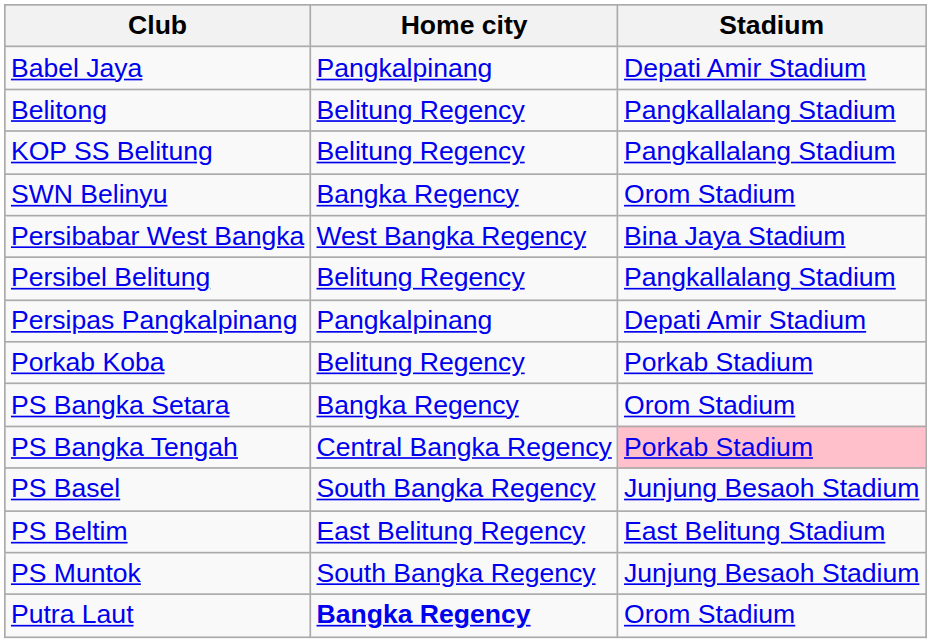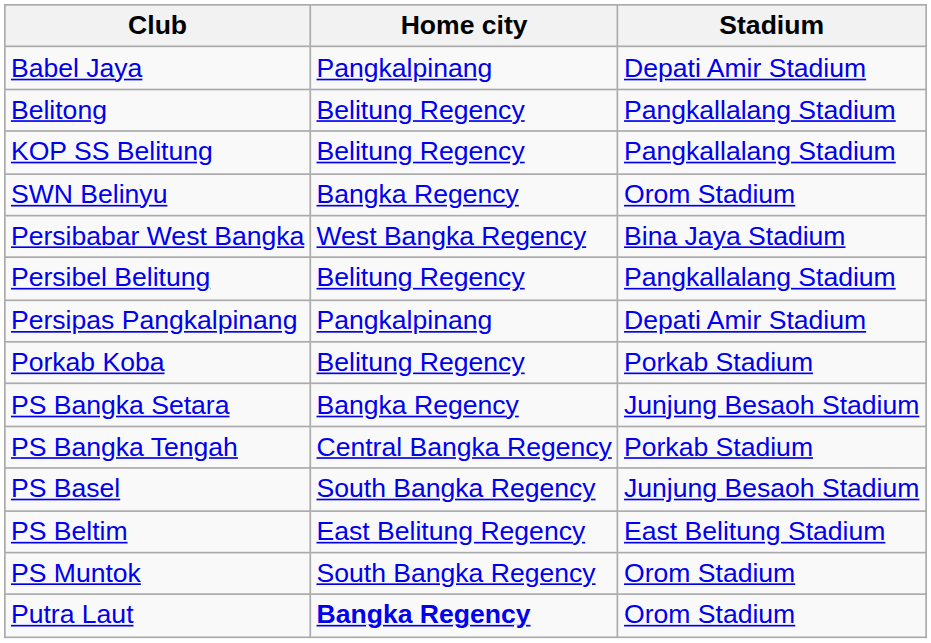(710, 404) Orom Stadium -> (772, 404) Junjung Besaoh Stadium
(719, 446) pink background -> (719, 446) no background
(772, 573) Junjung Besaoh Stadium -> (710, 573) Orom Stadium
